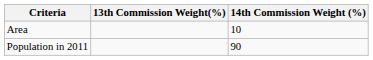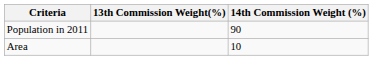rows swapped: (47, 47) <-> (17, 30)
